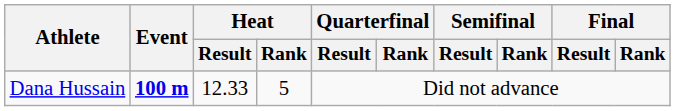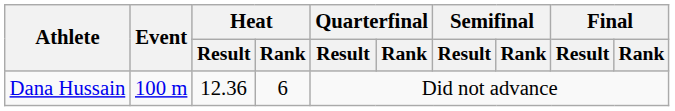(162, 88) bold -> (161, 88) normal
(225, 88) 12.33 -> (224, 88) 12.36
(284, 88) 5 -> (283, 88) 6
